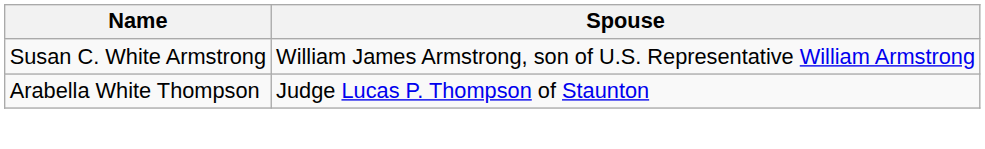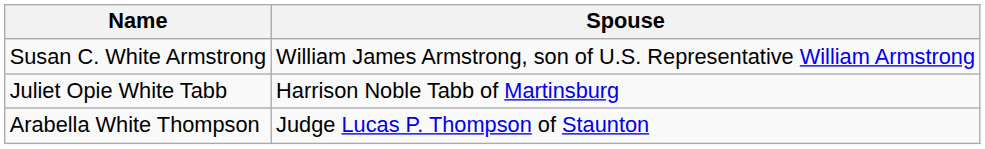+ row: (118, 90)
